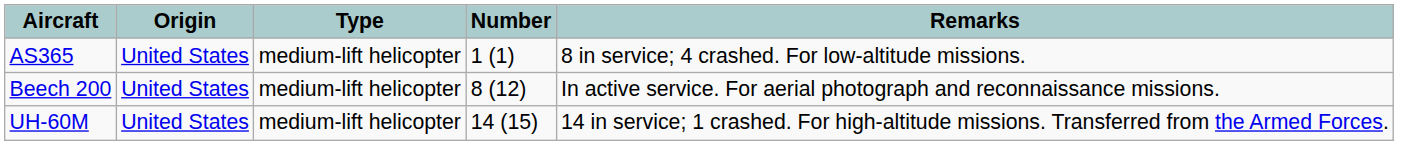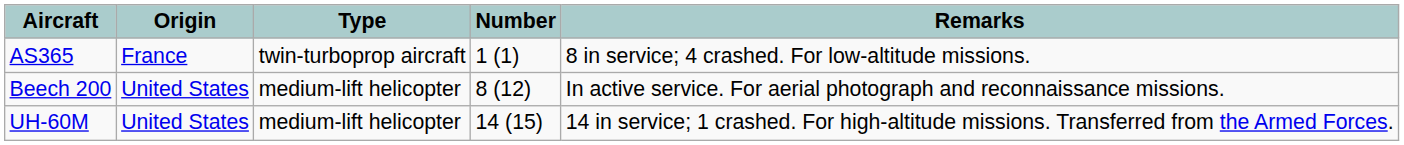(185, 55) United States -> (154, 55) France
(360, 55) medium-lift helicopter -> (362, 55) twin-turboprop aircraft
